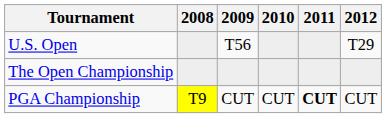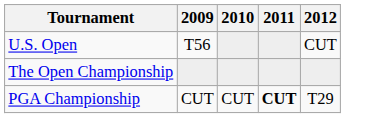- column: (197, 18)
(361, 45) T29 -> (320, 45) CUT
(361, 99) CUT -> (320, 99) T29
